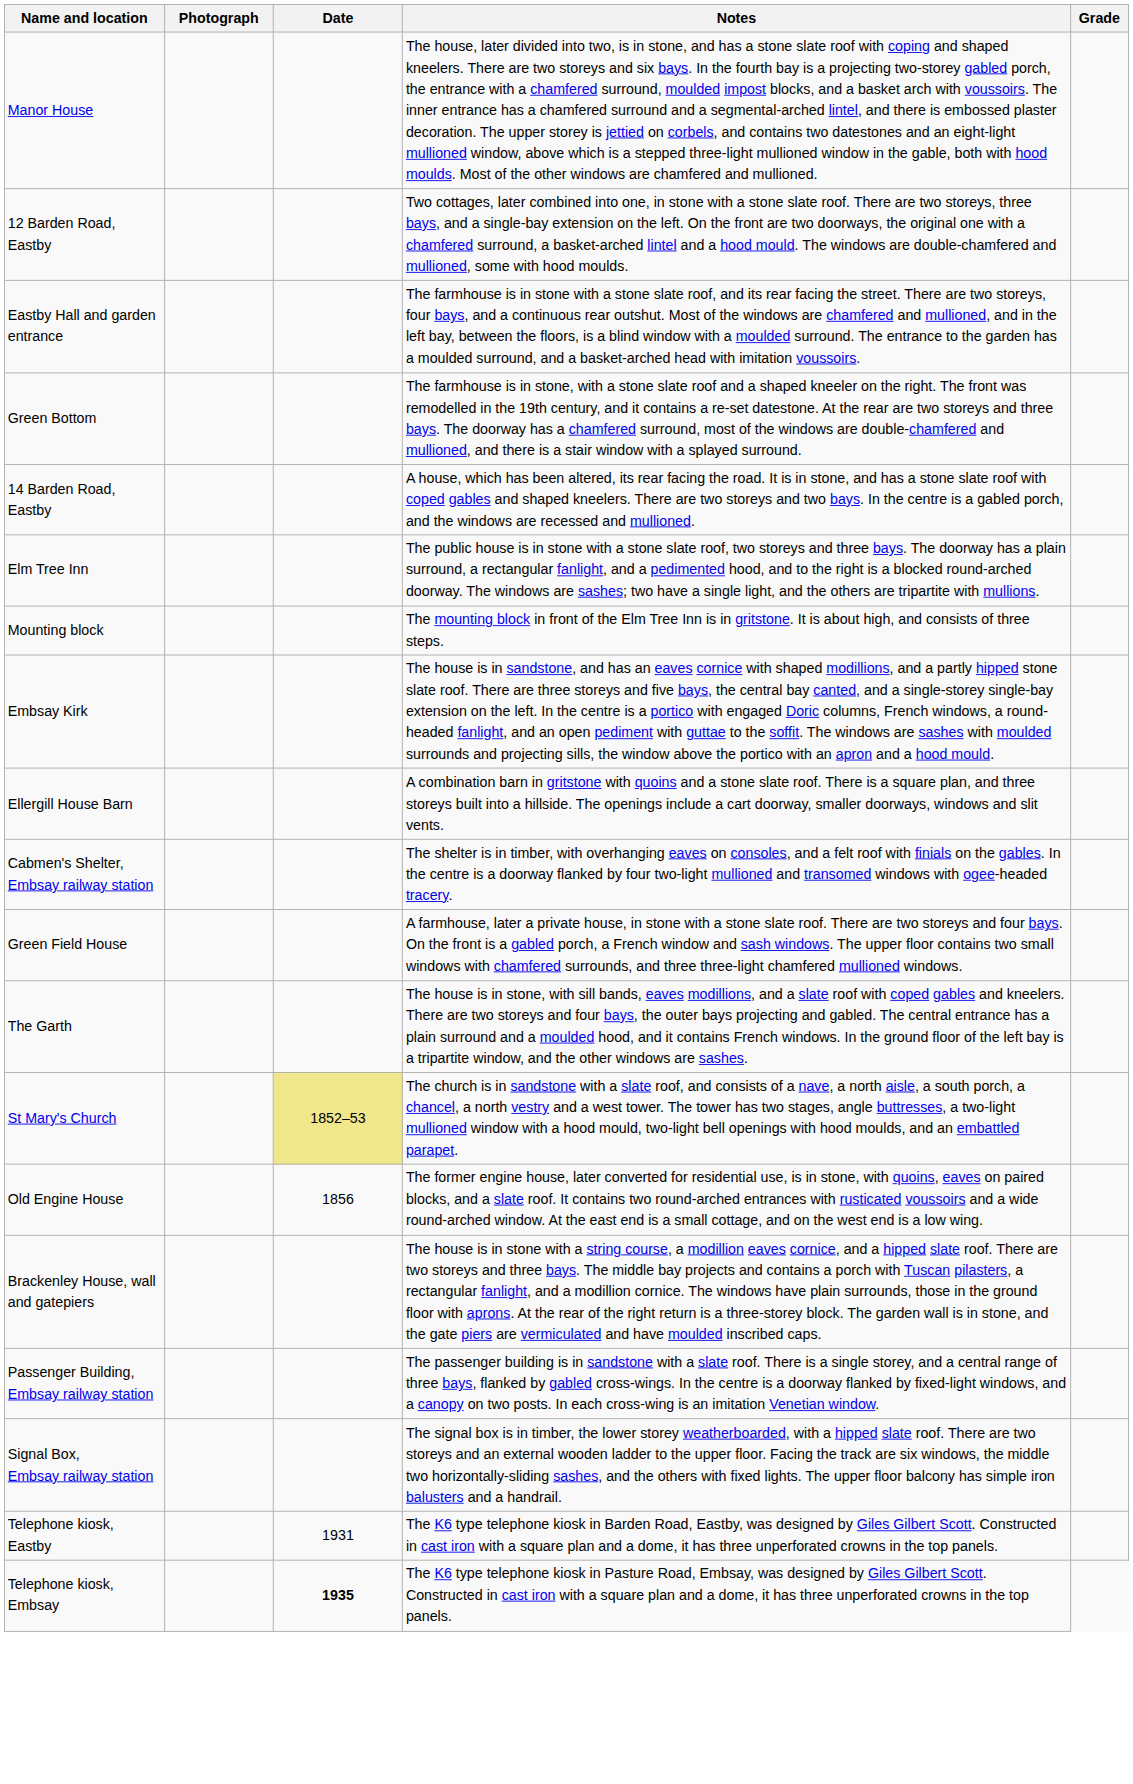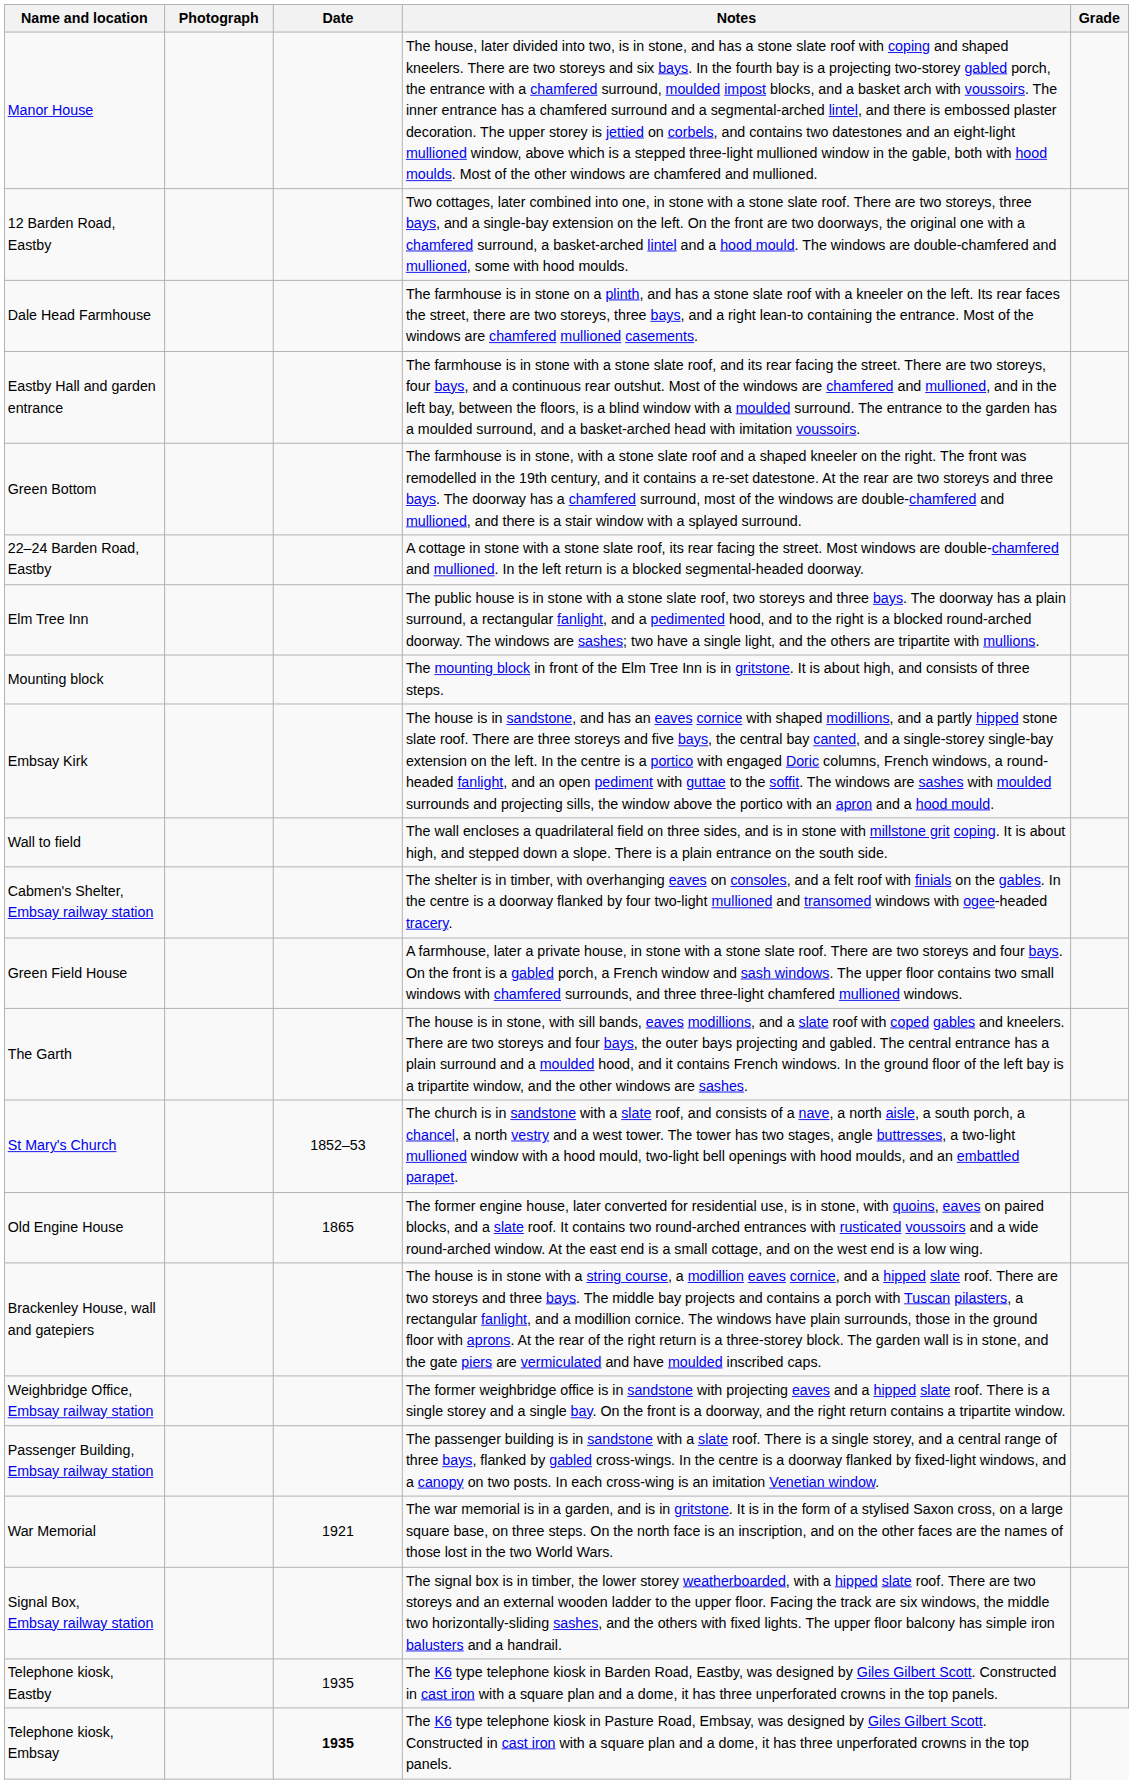+ row: (79, 315)
+ row: (73, 559)
- row: (62, 499)
+ row: (44, 842)
- row: (70, 803)
(338, 1118) khaki background -> (338, 1146) no background
(338, 1199) 1856 -> (338, 1227) 1865
+ row: (81, 1400)
+ row: (52, 1531)
(338, 1535) 1931 -> (338, 1683) 1935
